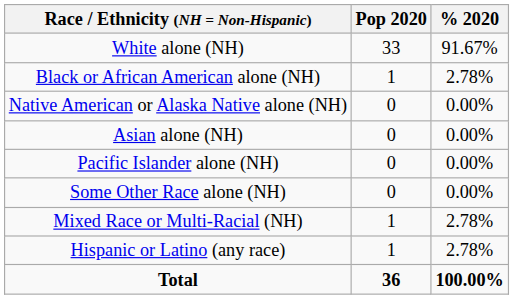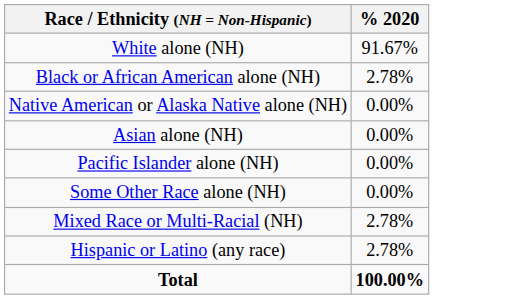- column: (391, 18)
